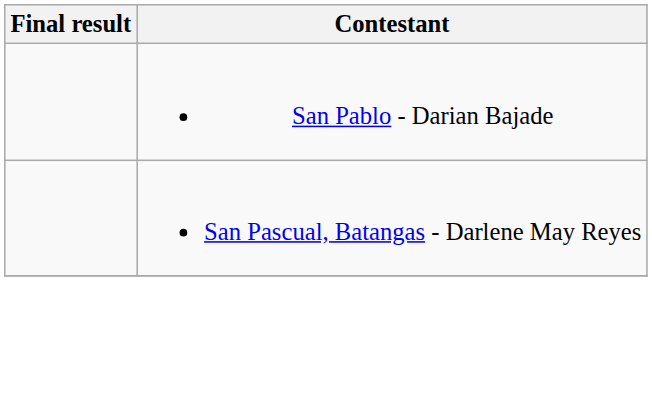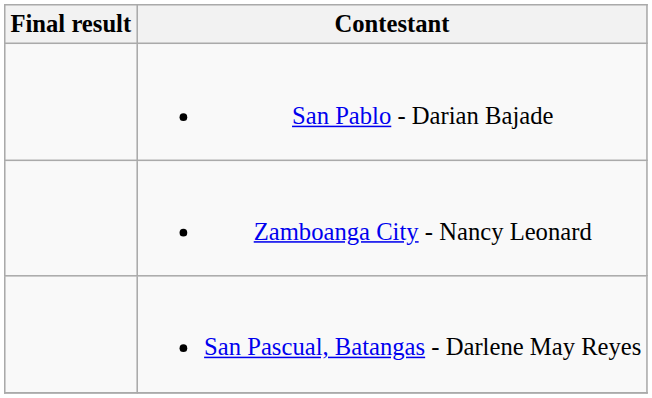+ row: (392, 232)
